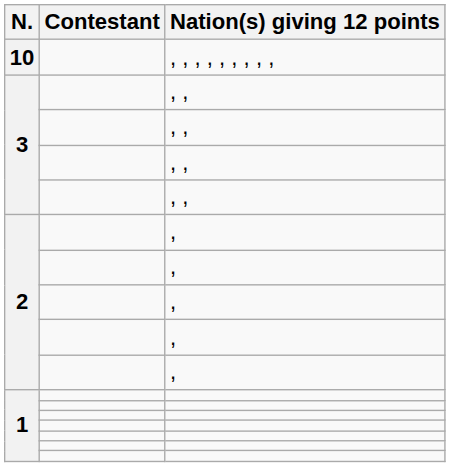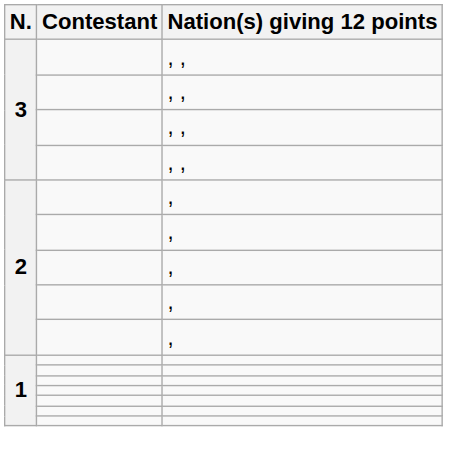- row: (22, 57)
